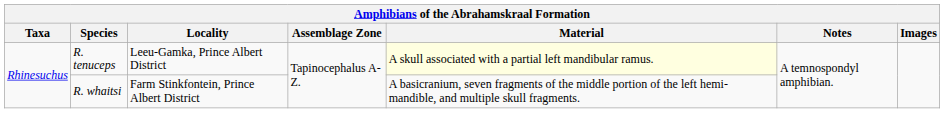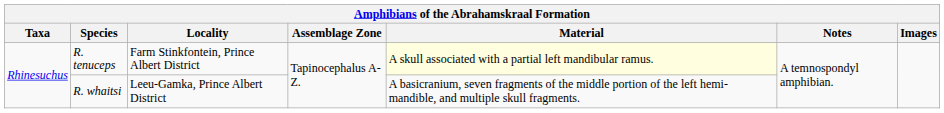(196, 58) Leeu-Gamka, Prince Albert District -> (192, 58) Farm Stinkfontein, Prince Albert District
(192, 91) Farm Stinkfontein, Prince Albert District -> (196, 91) Leeu-Gamka, Prince Albert District
